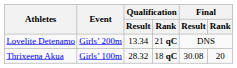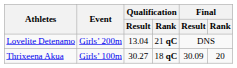(138, 41) 13.34 -> (138, 41) 13.04
(138, 56) 28.32 -> (138, 56) 30.27
(193, 56) 30.08 -> (193, 56) 30.09
